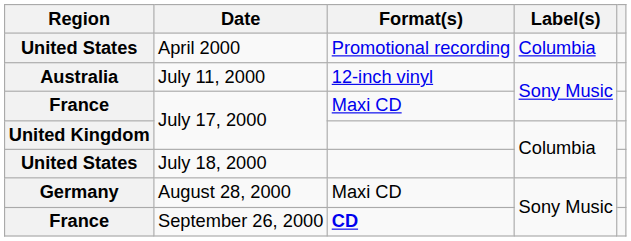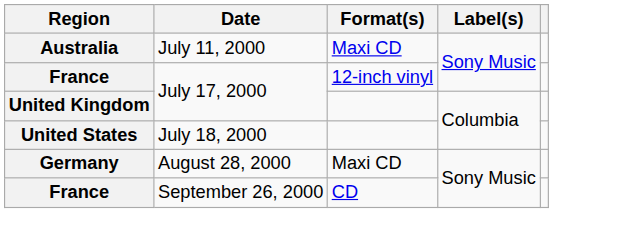- row: (79, 47)
(382, 76) 12-inch vinyl -> (367, 47) Maxi CD
(367, 105) Maxi CD -> (382, 76) 12-inch vinyl
(345, 221) bold -> (345, 192) normal
